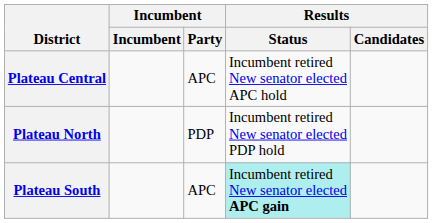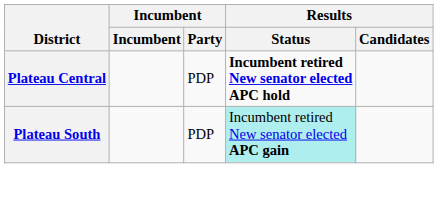(202, 78) APC -> (201, 78) PDP
(288, 78) normal -> (291, 78) bold
- row: (57, 134)
(202, 190) APC -> (201, 134) PDP
